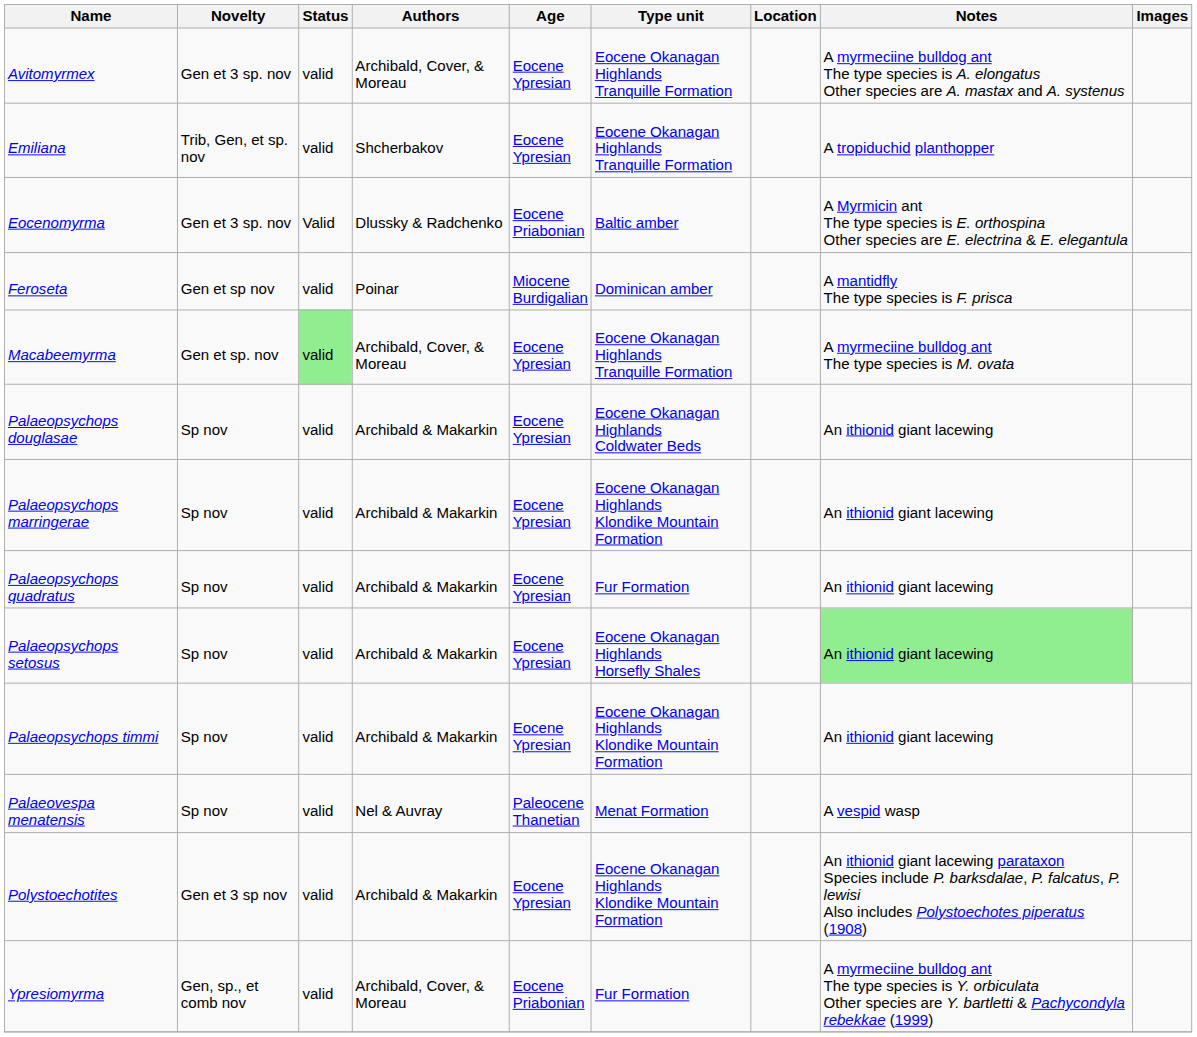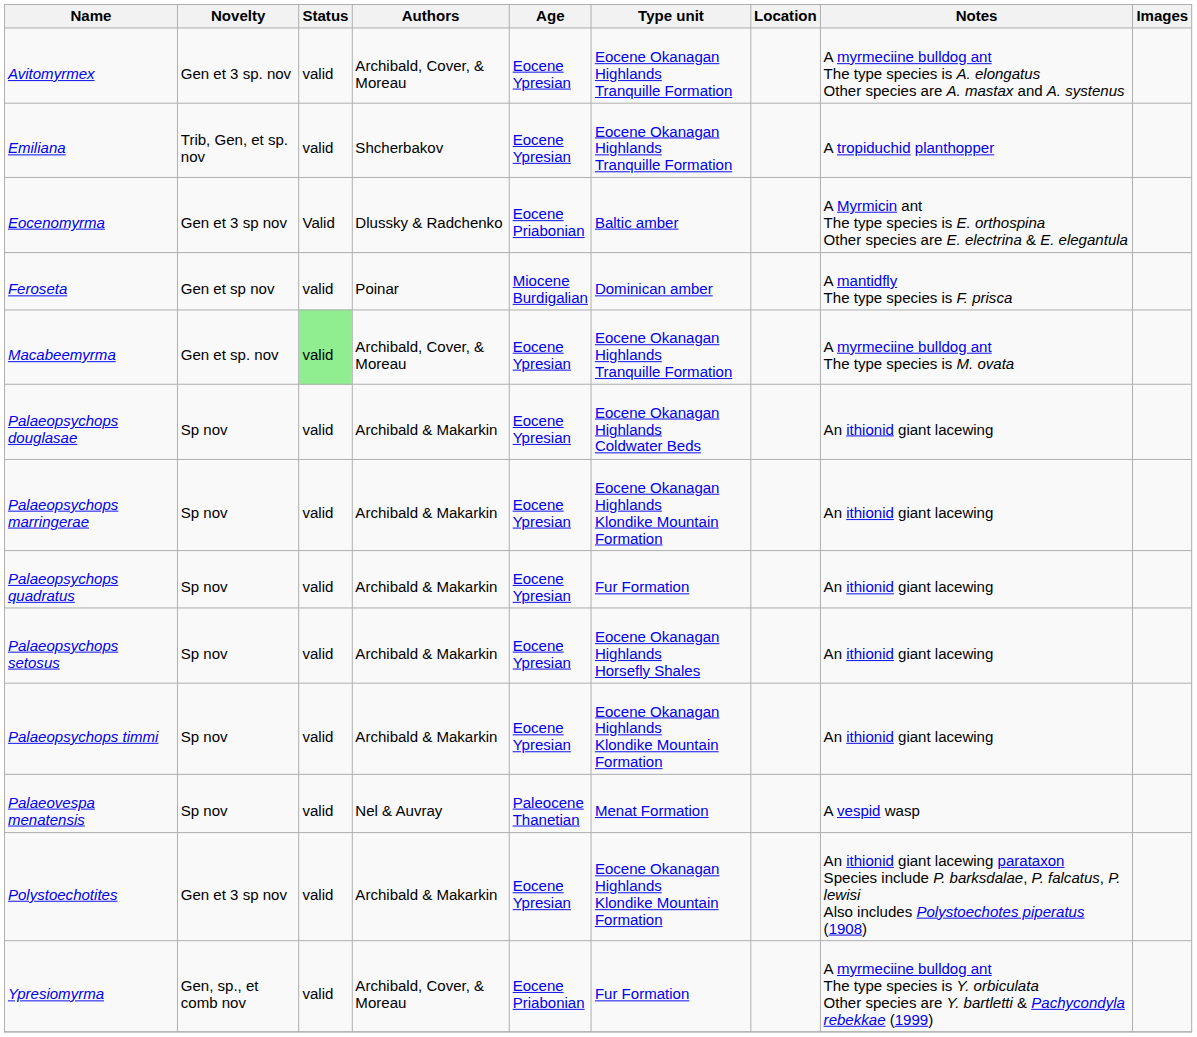(236, 223) Gen et 3 sp. nov -> (234, 223) Gen et 3 sp nov
(908, 654) lightgreen background -> (908, 654) no background
